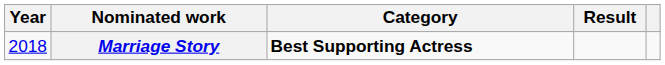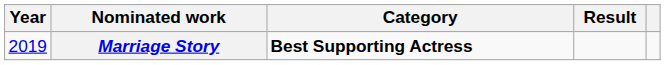(28, 45) 2018 -> (28, 45) 2019
